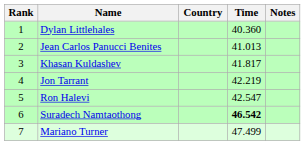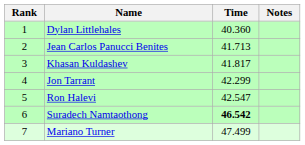- column: (203, 13)
(246, 47) 41.013 -> (236, 47) 41.713
(246, 81) 42.219 -> (236, 81) 42.299
